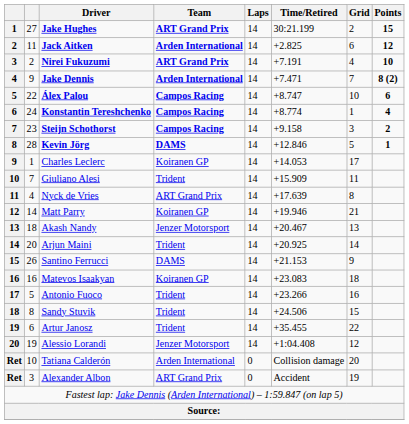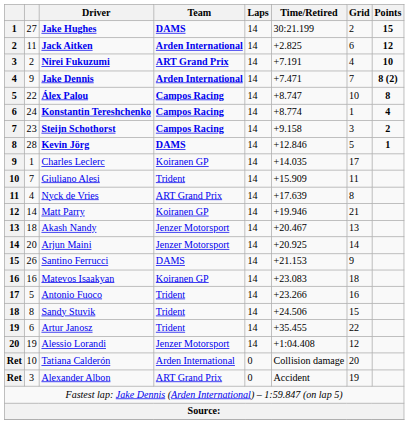(192, 28) ART Grand Prix -> (171, 28) DAMS
(388, 95) 6 -> (388, 95) 8
(290, 161) +14.053 -> (290, 161) +14.035
(170, 244) Trident -> (193, 244) Jenzer Motorsport
